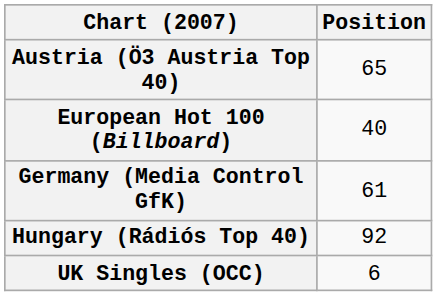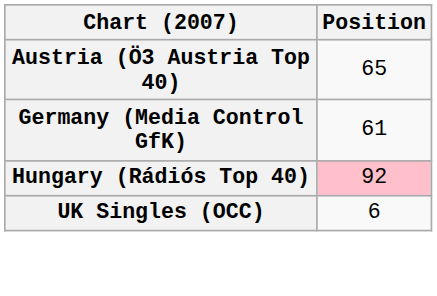- row: (161, 130)
(374, 238) no background -> (374, 178) pink background
